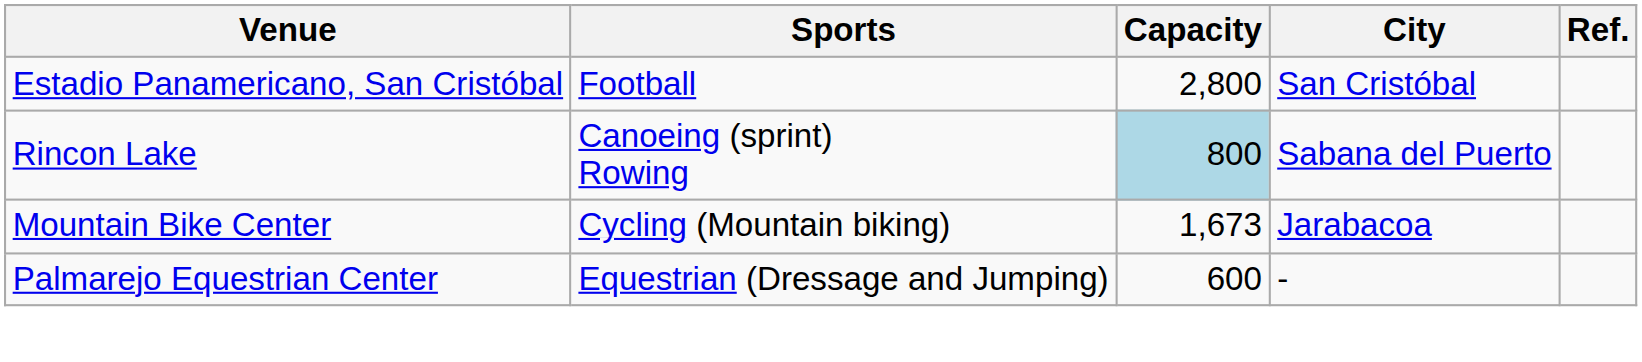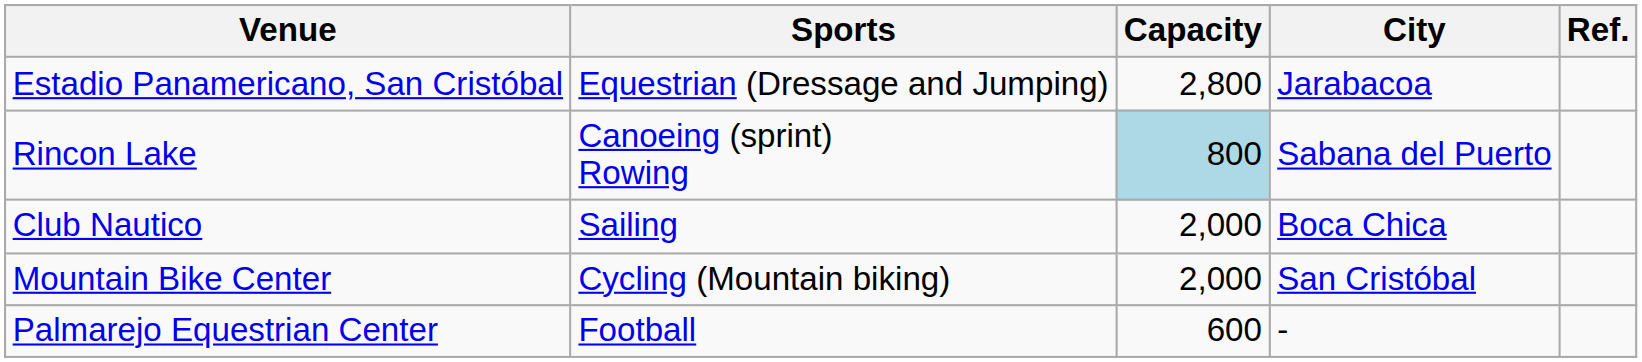(637, 83) Football -> (843, 83) Equestrian (Dressage and Jumping)
(1377, 83) San Cristóbal -> (1355, 83) Jarabacoa
+ row: (107, 225)
(1220, 225) 1,673 -> (1220, 278) 2,000
(1355, 225) Jarabacoa -> (1377, 278) San Cristóbal
(843, 278) Equestrian (Dressage and Jumping) -> (637, 330) Football
